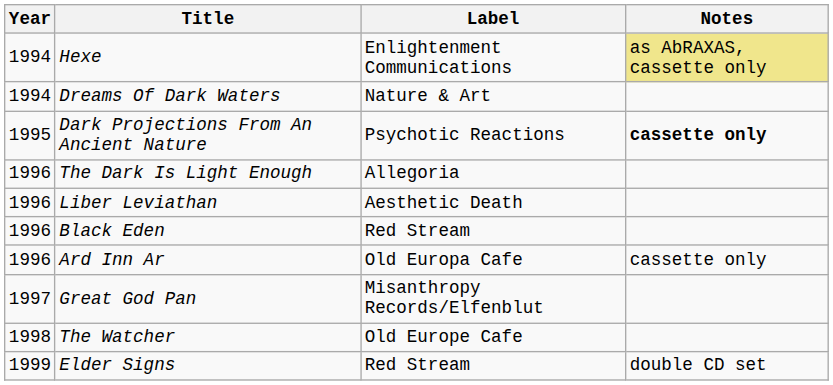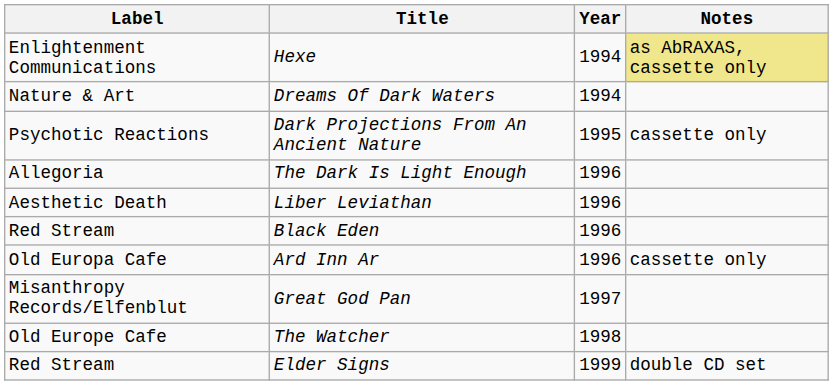columns swapped: (30, 19) <-> (493, 19)
(698, 135) bold -> (698, 135) normal
